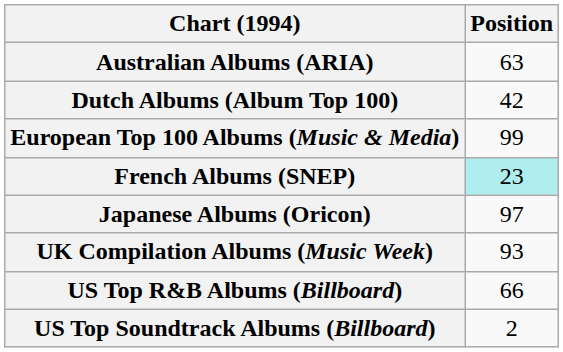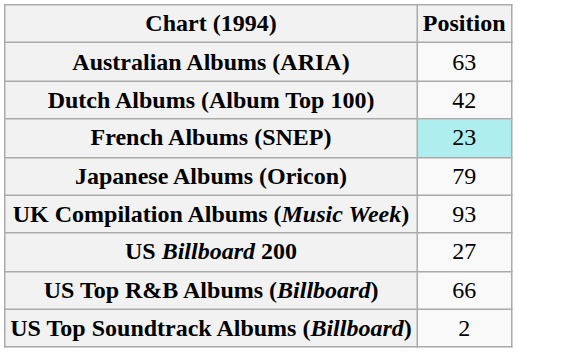- row: (235, 137)
(512, 213) 97 -> (464, 175) 79
+ row: (211, 251)
